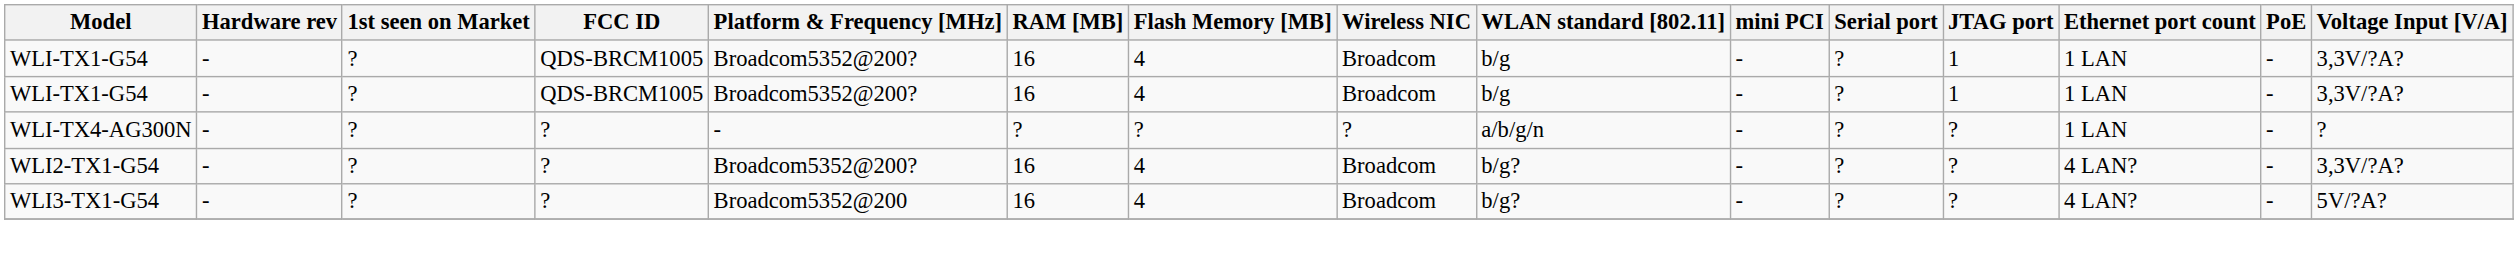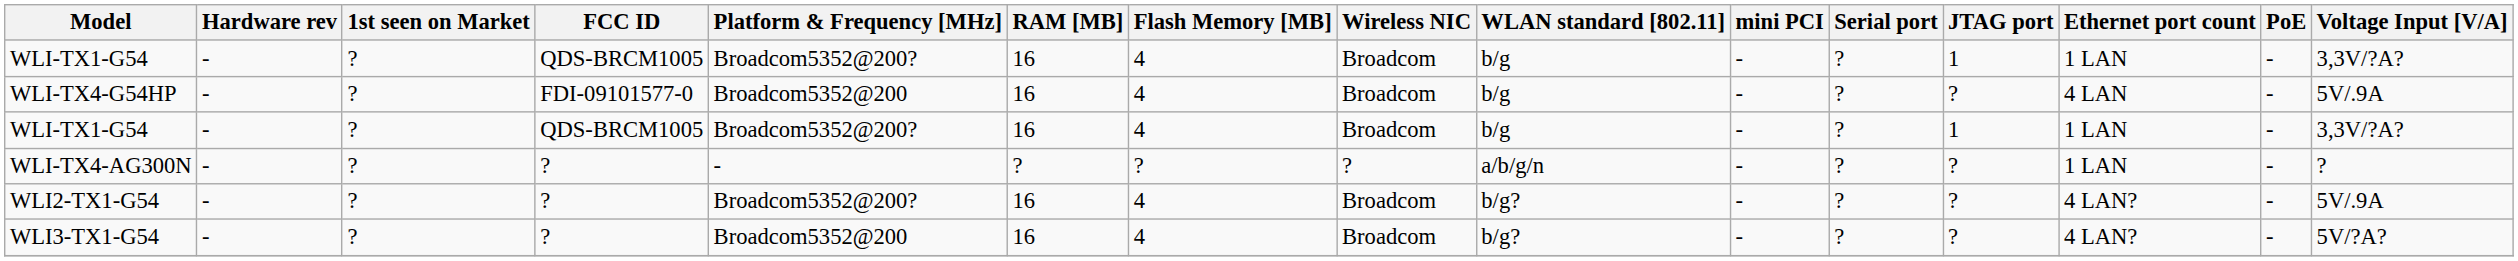+ row: (93, 93)
(2360, 165) 3,3V/?A? -> (2350, 201) 5V/.9A
